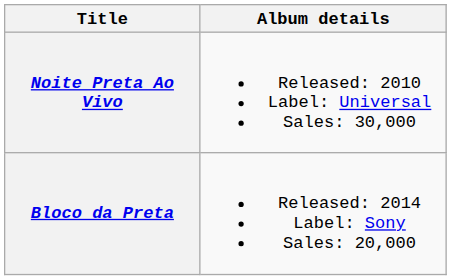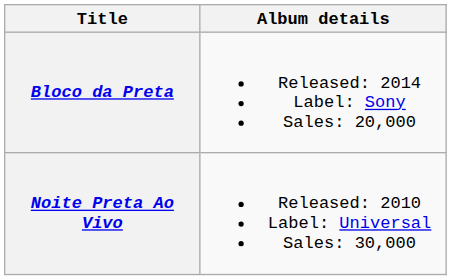rows swapped: (102, 93) <-> (102, 214)
